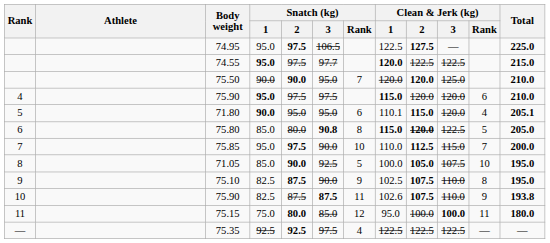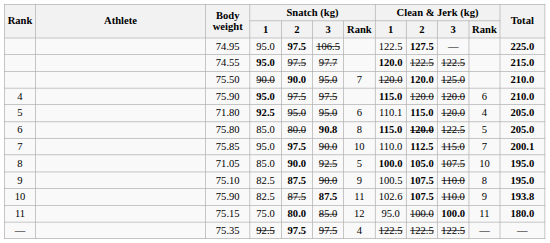(266, 113) 90.0 -> (266, 113) 92.5
(522, 113) 205.1 -> (522, 113) 205.0
(522, 146) 200.0 -> (522, 146) 200.1
(391, 163) normal -> (391, 163) bold
(391, 180) 102.5 -> (391, 180) 100.5
(297, 230) 92.5 -> (297, 230) 97.5
